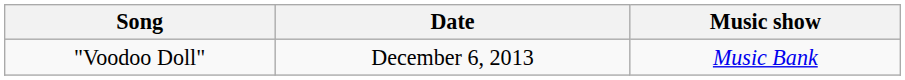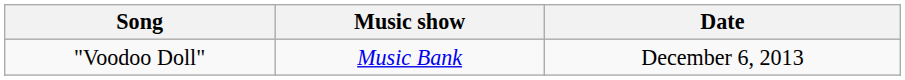columns swapped: (765, 22) <-> (452, 22)
